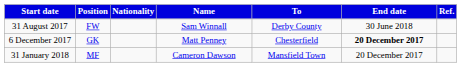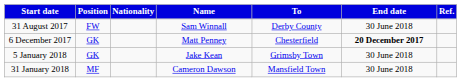+ row: (40, 55)
(389, 55) 20 December 2017 -> (389, 70) 30 June 2018
